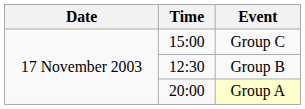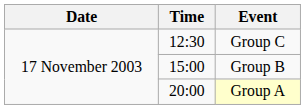(187, 41) 15:00 -> (187, 41) 12:30
(187, 66) 12:30 -> (187, 66) 15:00
